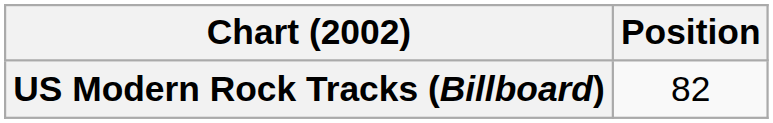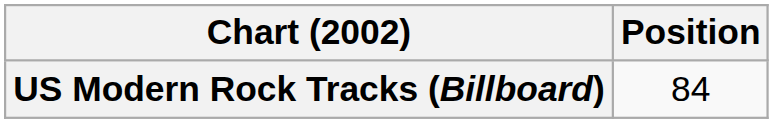(691, 88) 82 -> (691, 88) 84
